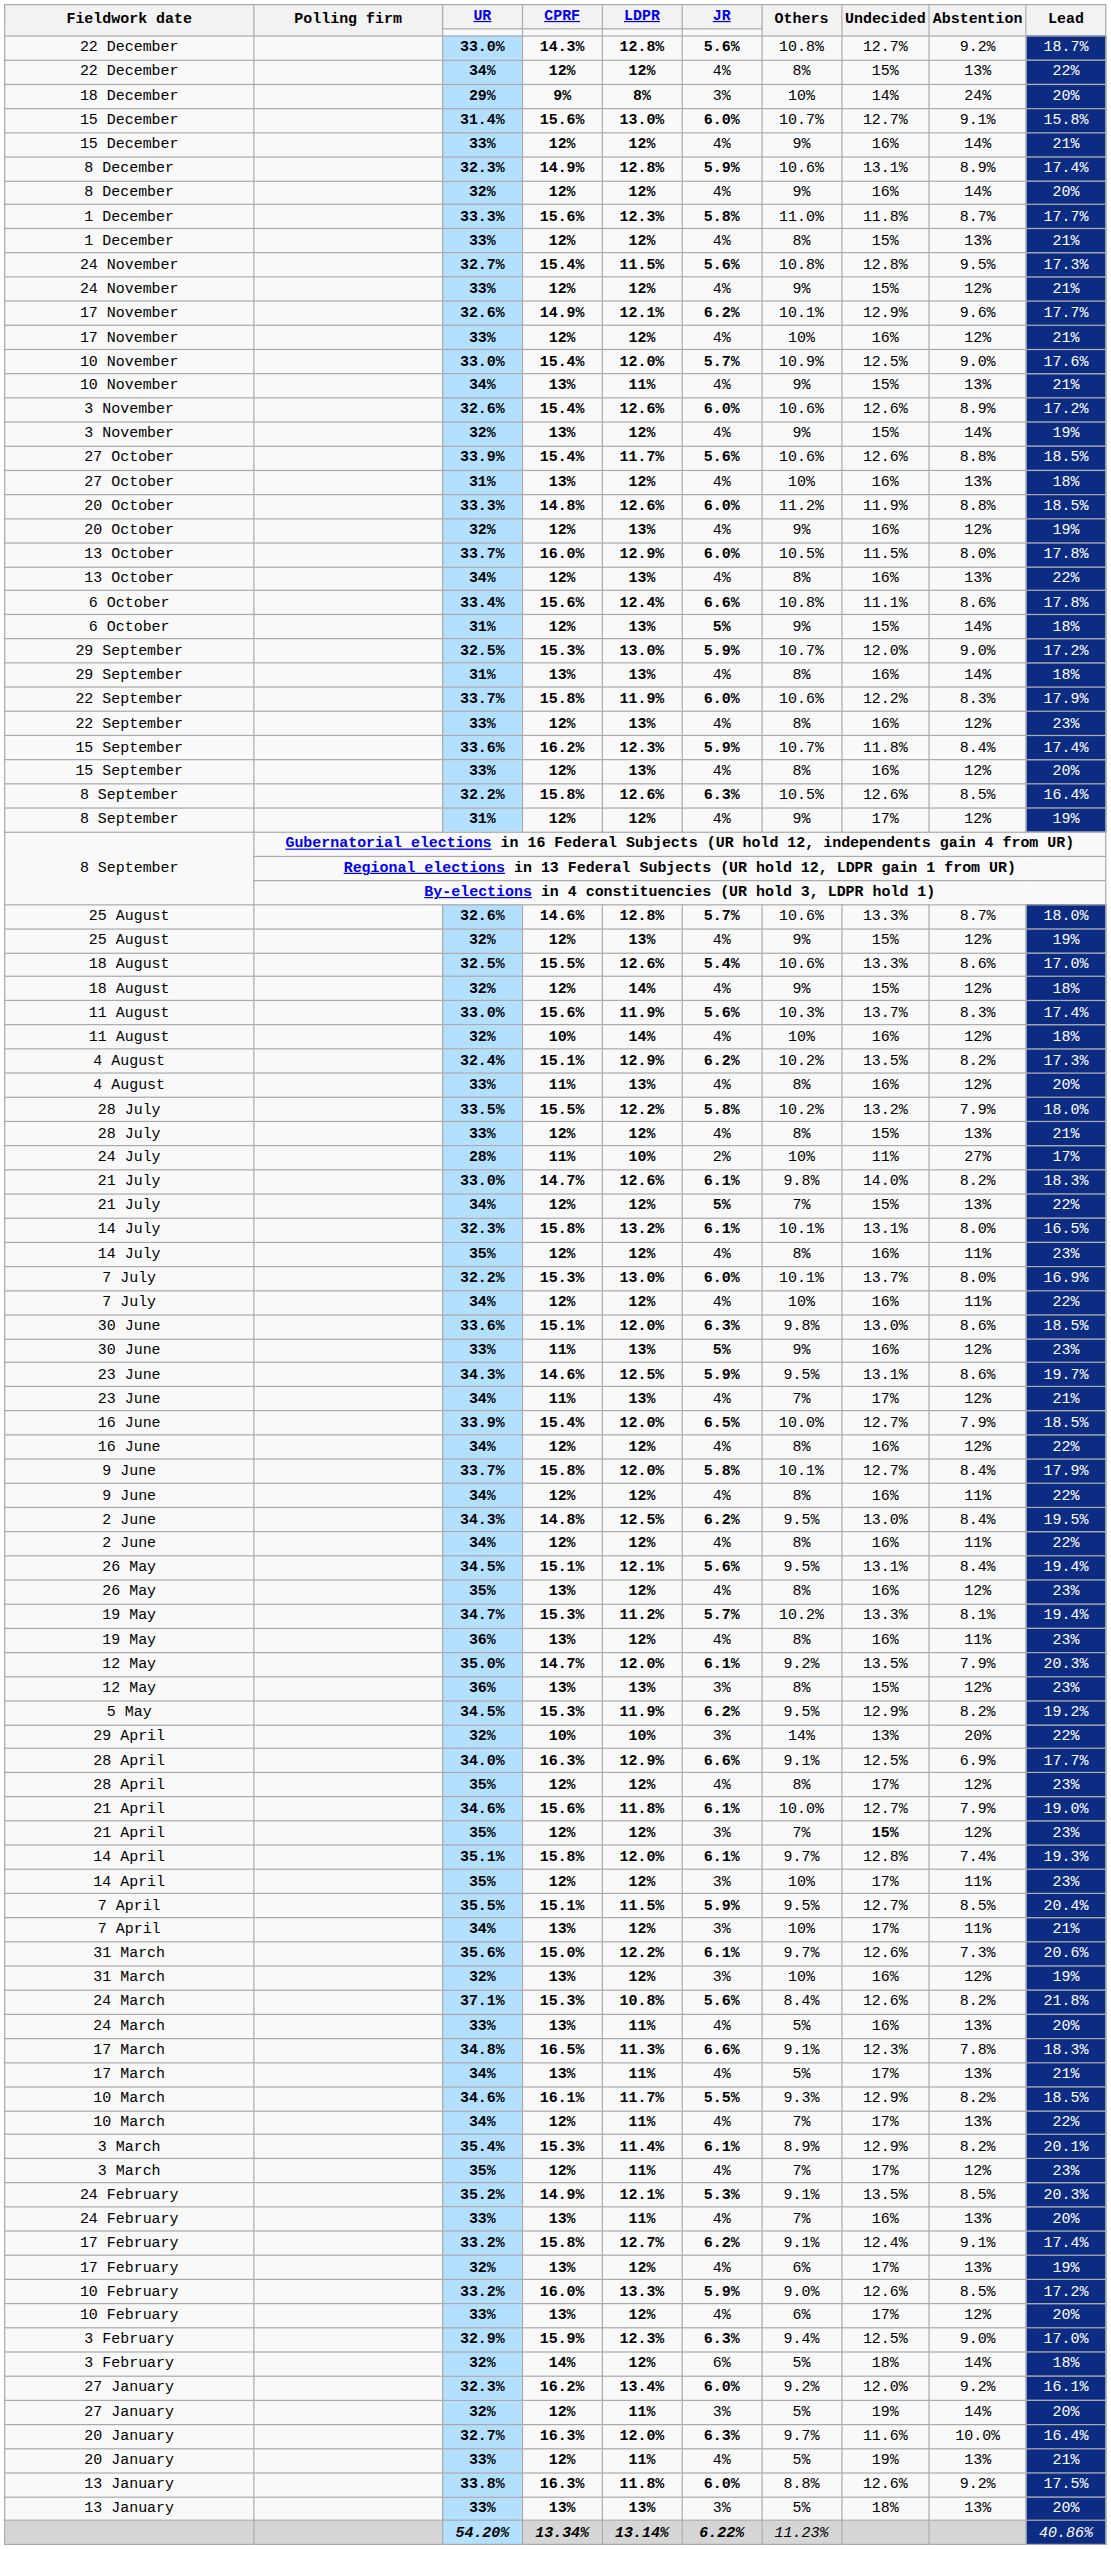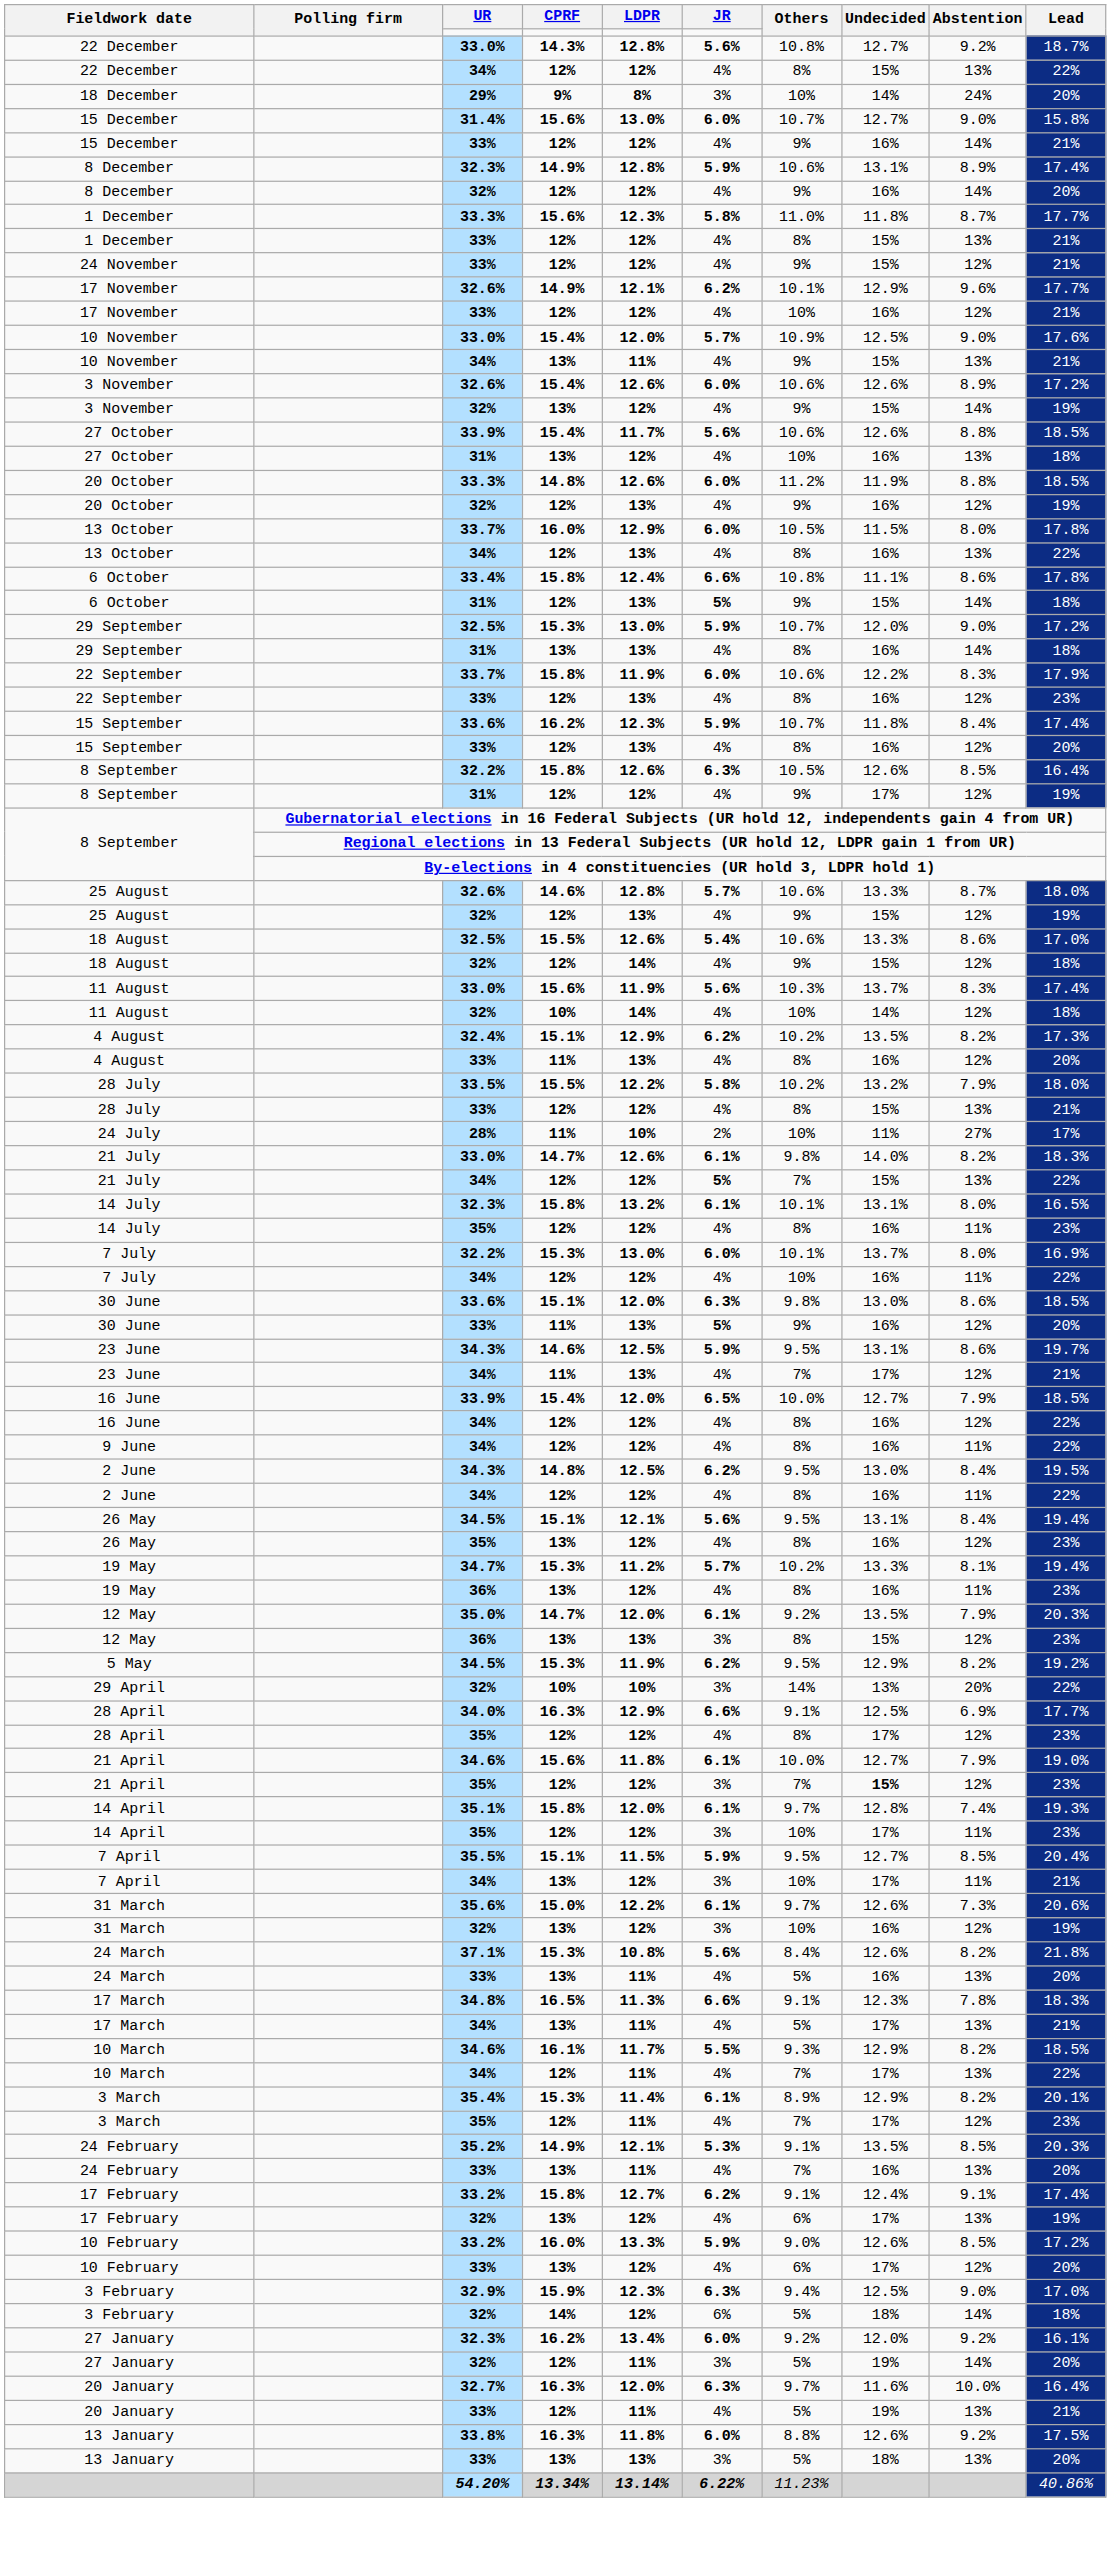(978, 121) 9.1% -> (978, 121) 9.0%
- row: (129, 265)
(562, 603) 15.6% -> (562, 579) 15.8%
(885, 1037) 16% -> (885, 1013) 14%
(1066, 1351) 23% -> (1066, 1327) 20%
- row: (129, 1472)
